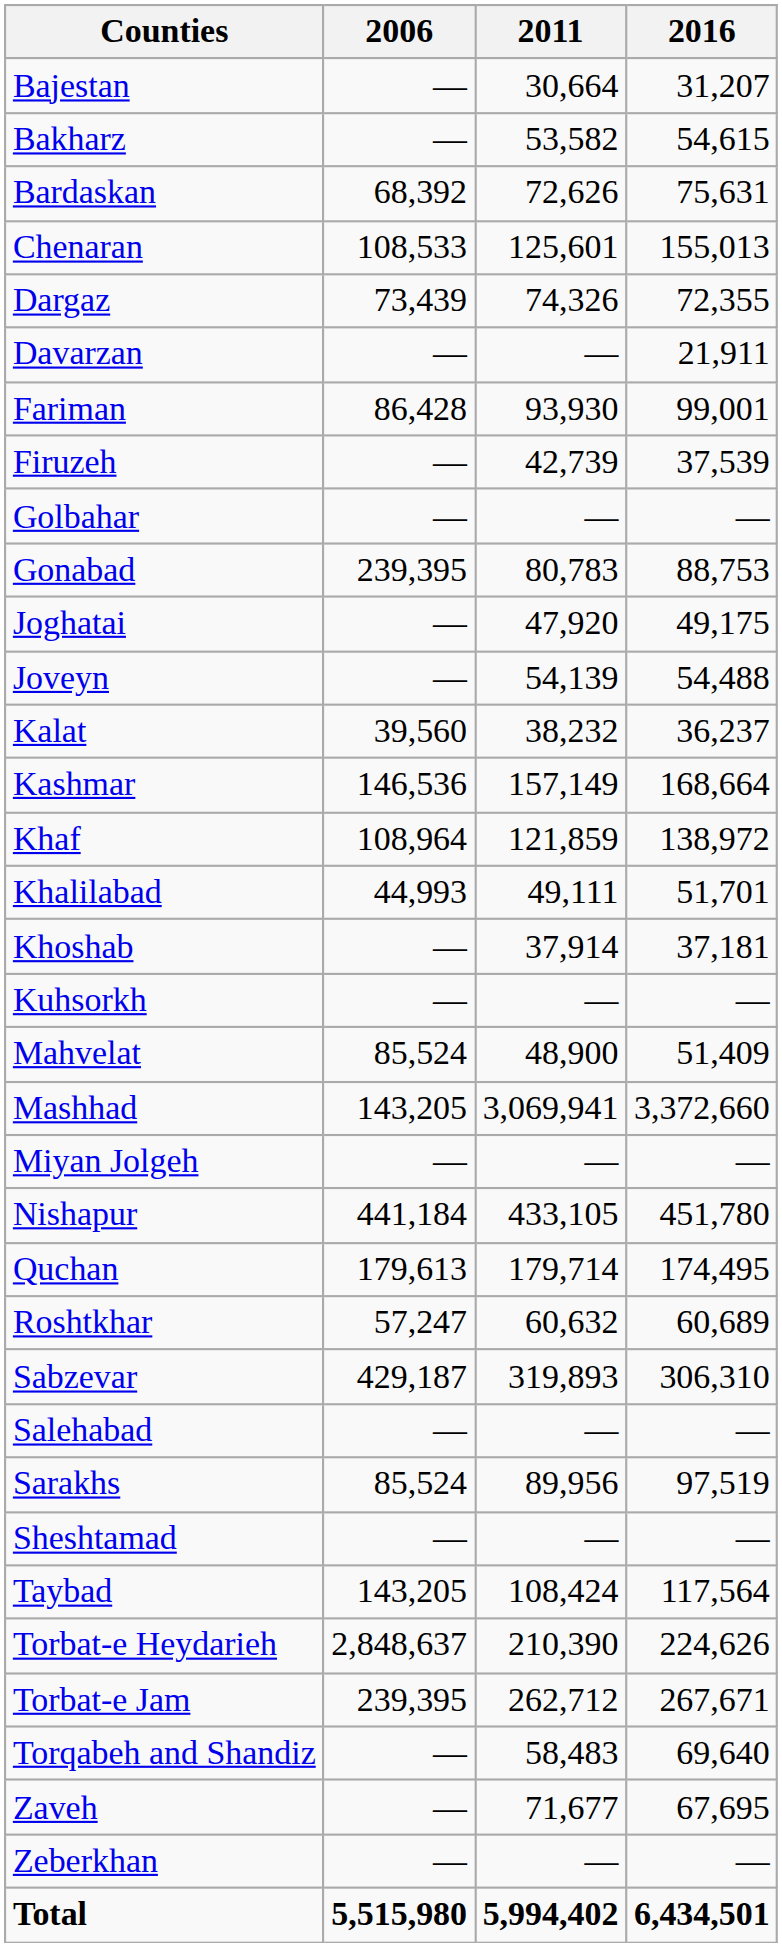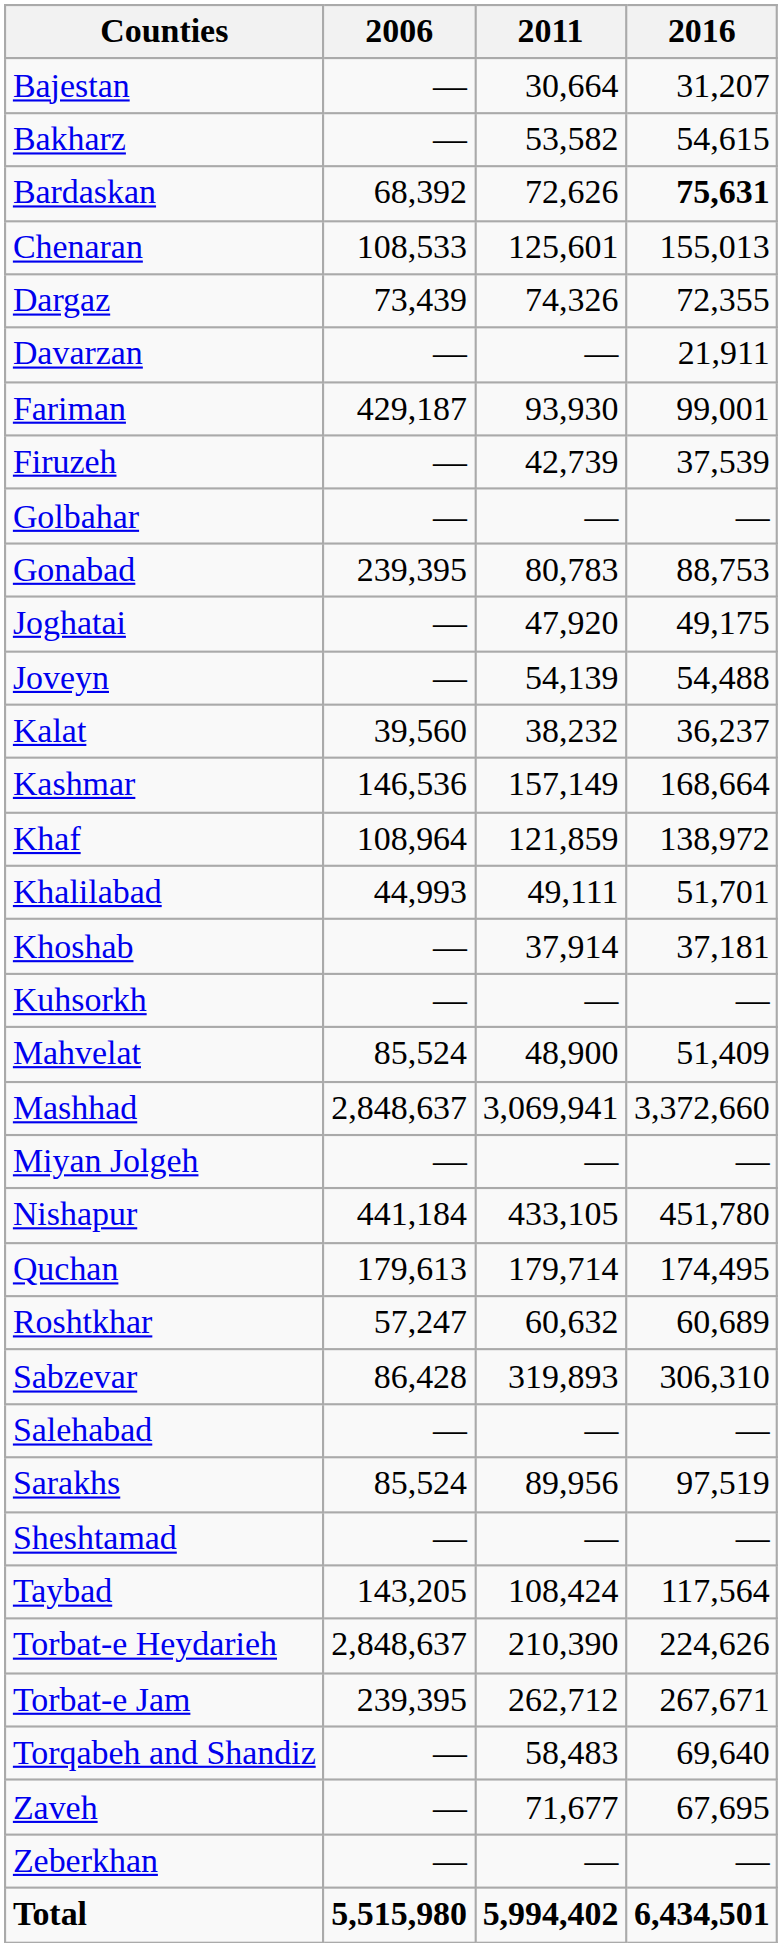(723, 192) normal -> (723, 192) bold
(420, 407) 86,428 -> (412, 407) 429,187
(412, 1107) 143,205 -> (399, 1107) 2,848,637
(412, 1376) 429,187 -> (420, 1376) 86,428
